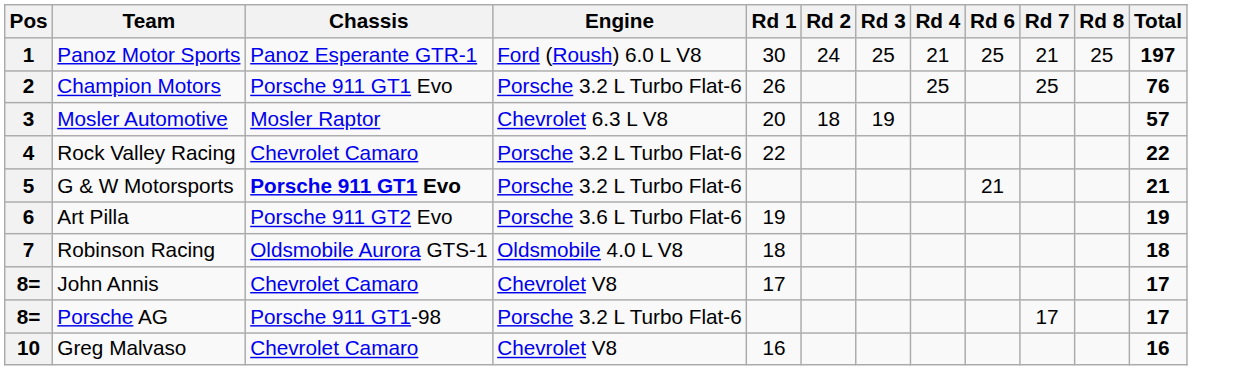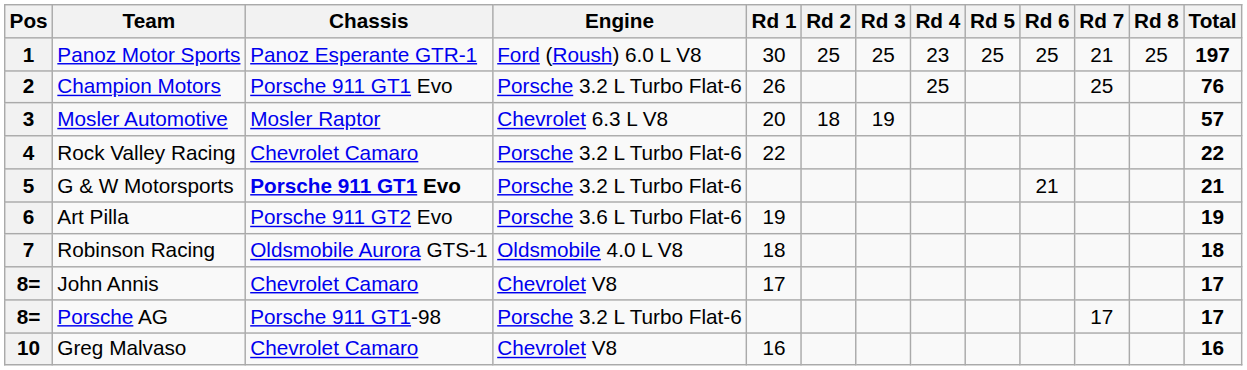+ column: (992, 21)
(829, 54) 24 -> (829, 54) 25
(938, 54) 21 -> (938, 54) 23
